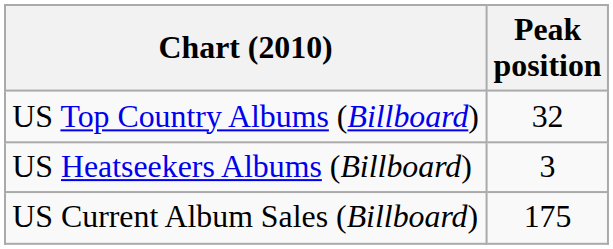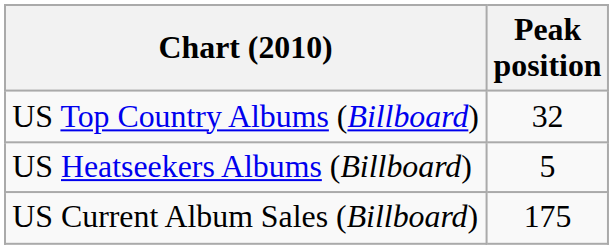(548, 166) 3 -> (548, 166) 5
